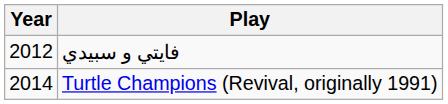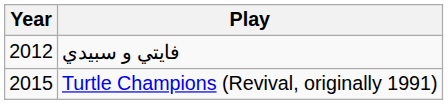(31, 83) 2014 -> (31, 83) 2015
